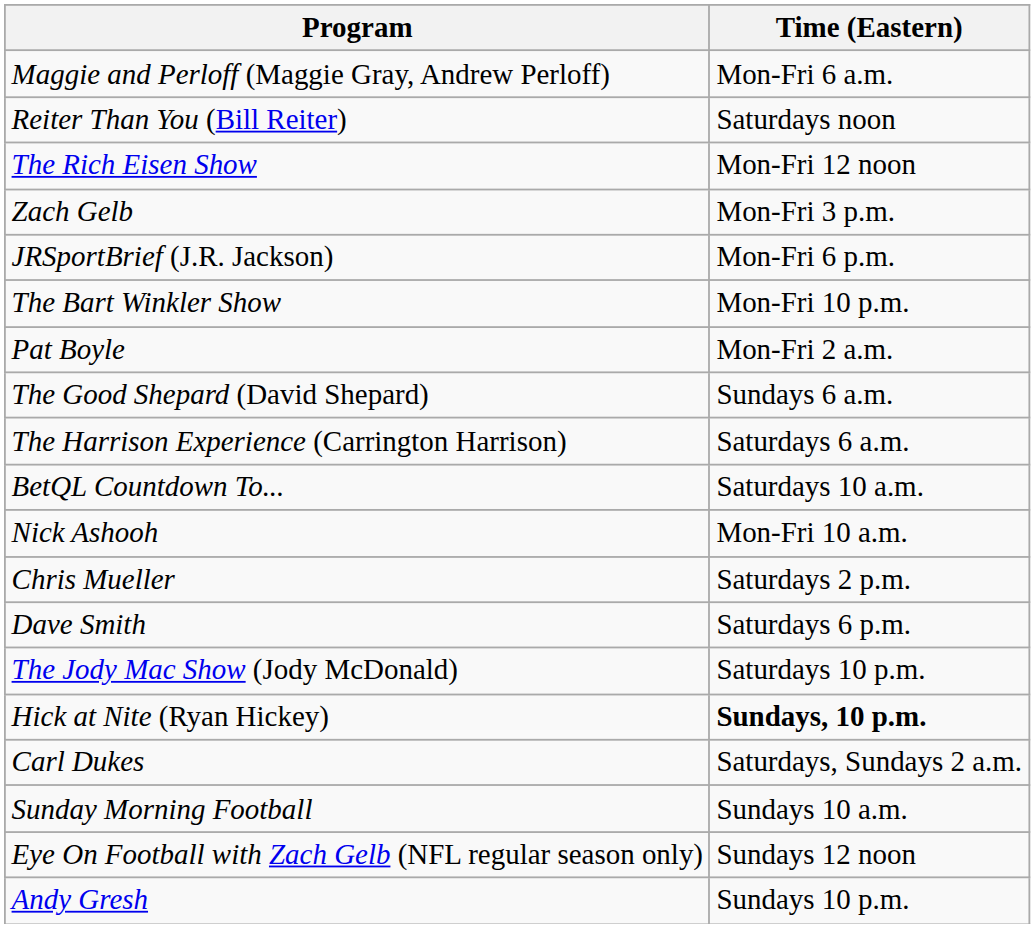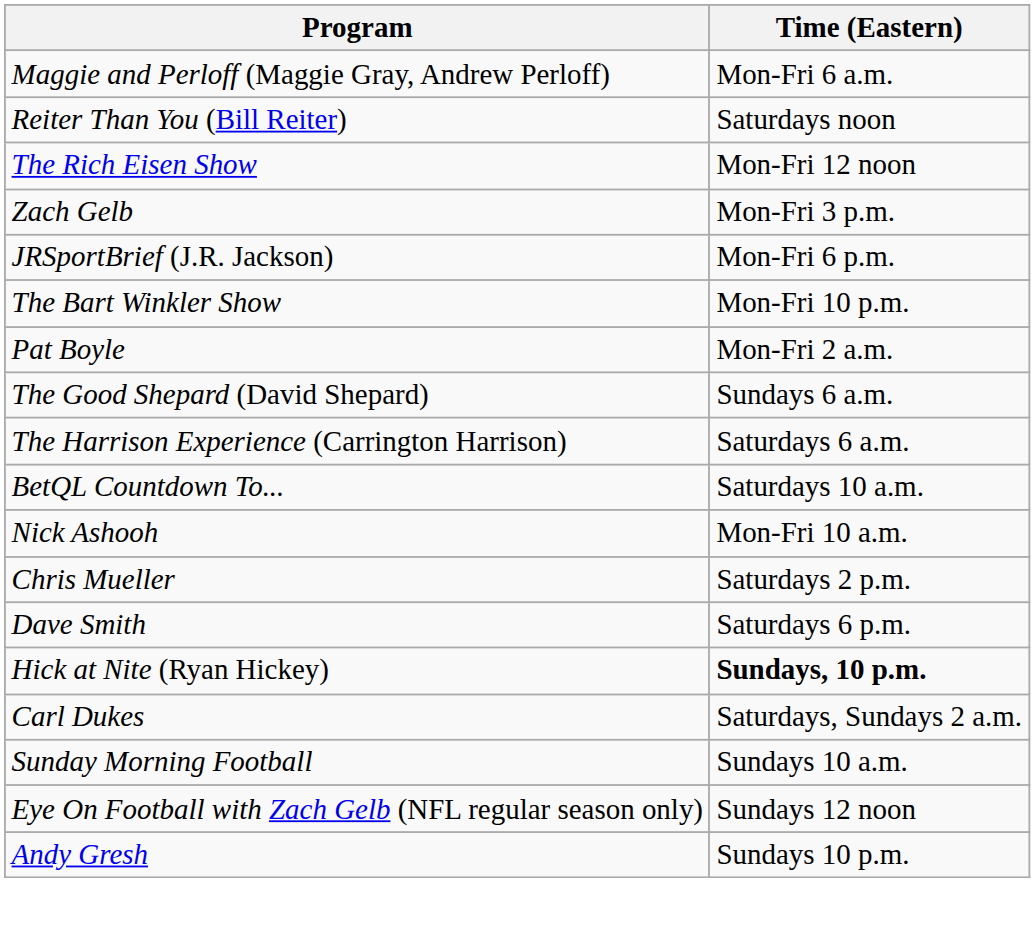- row: (235, 670)
